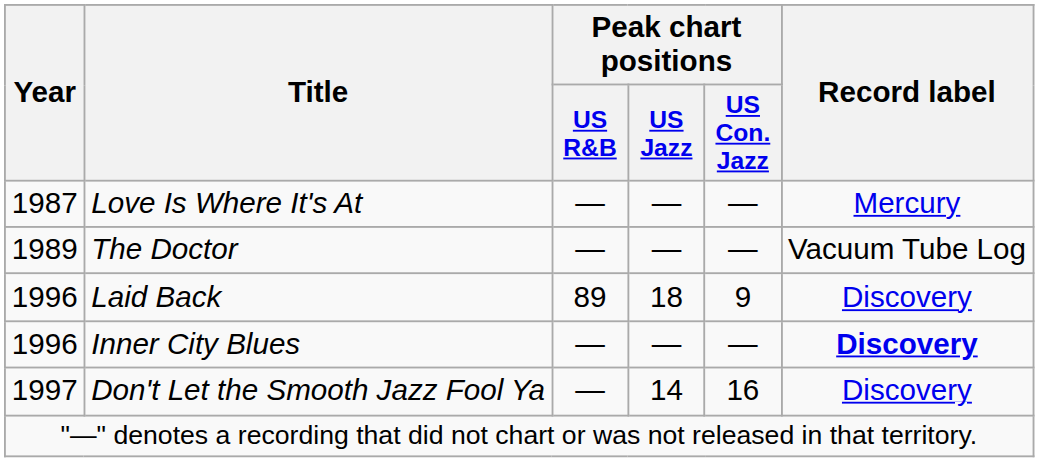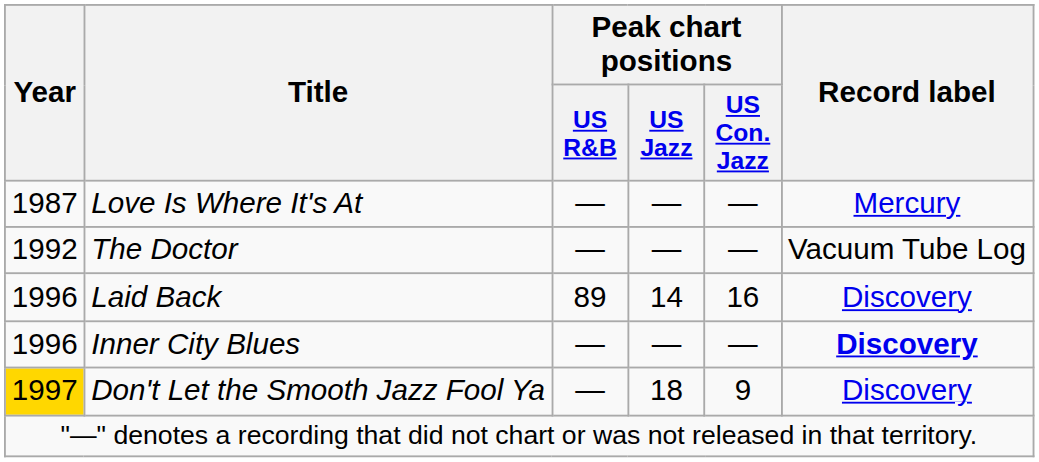(45, 250) 1989 -> (45, 250) 1992
(666, 297) 18 -> (666, 297) 14
(743, 297) 9 -> (743, 297) 16
(45, 390) no background -> (45, 390) gold background
(666, 390) 14 -> (666, 390) 18
(743, 390) 16 -> (743, 390) 9
